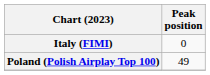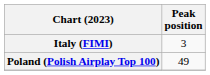(184, 43) 0 -> (184, 43) 3
